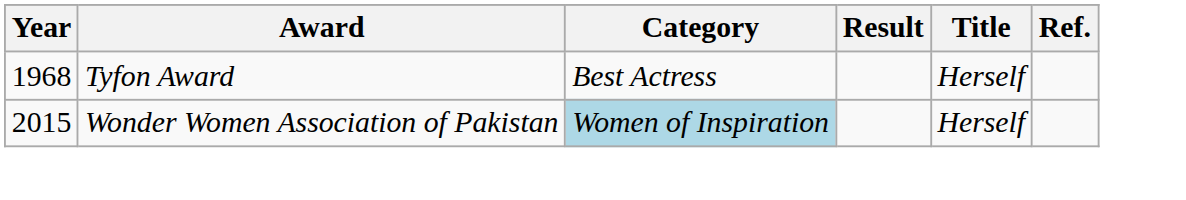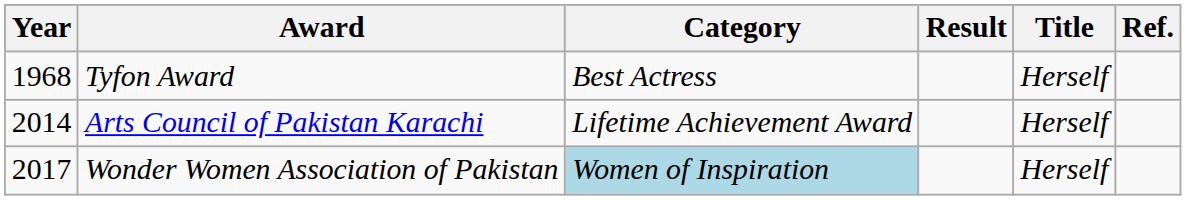+ row: (284, 122)
(42, 122) 2015 -> (42, 169) 2017
